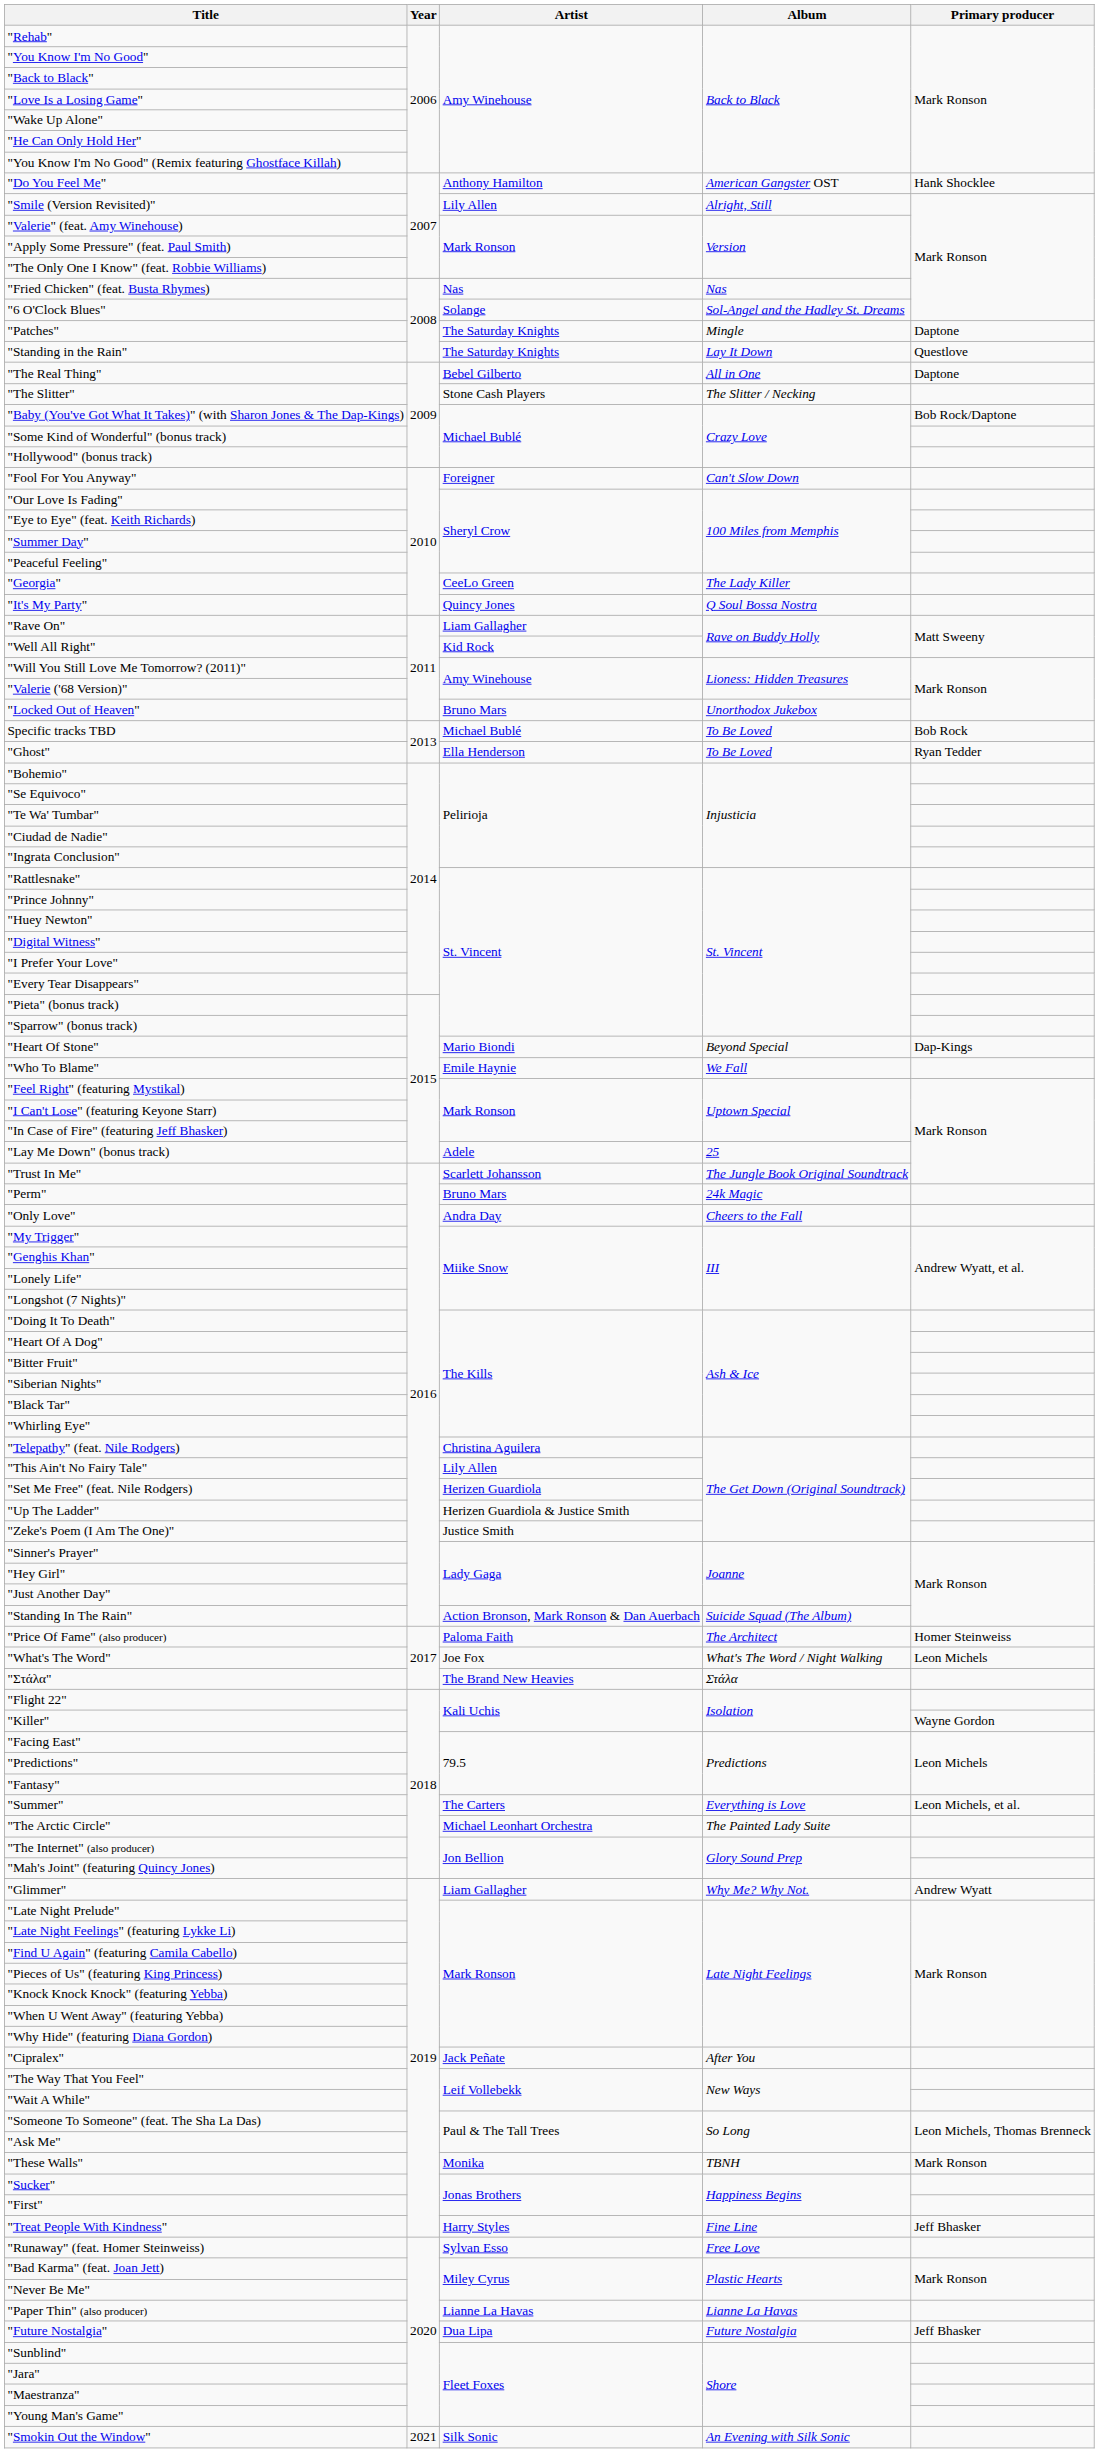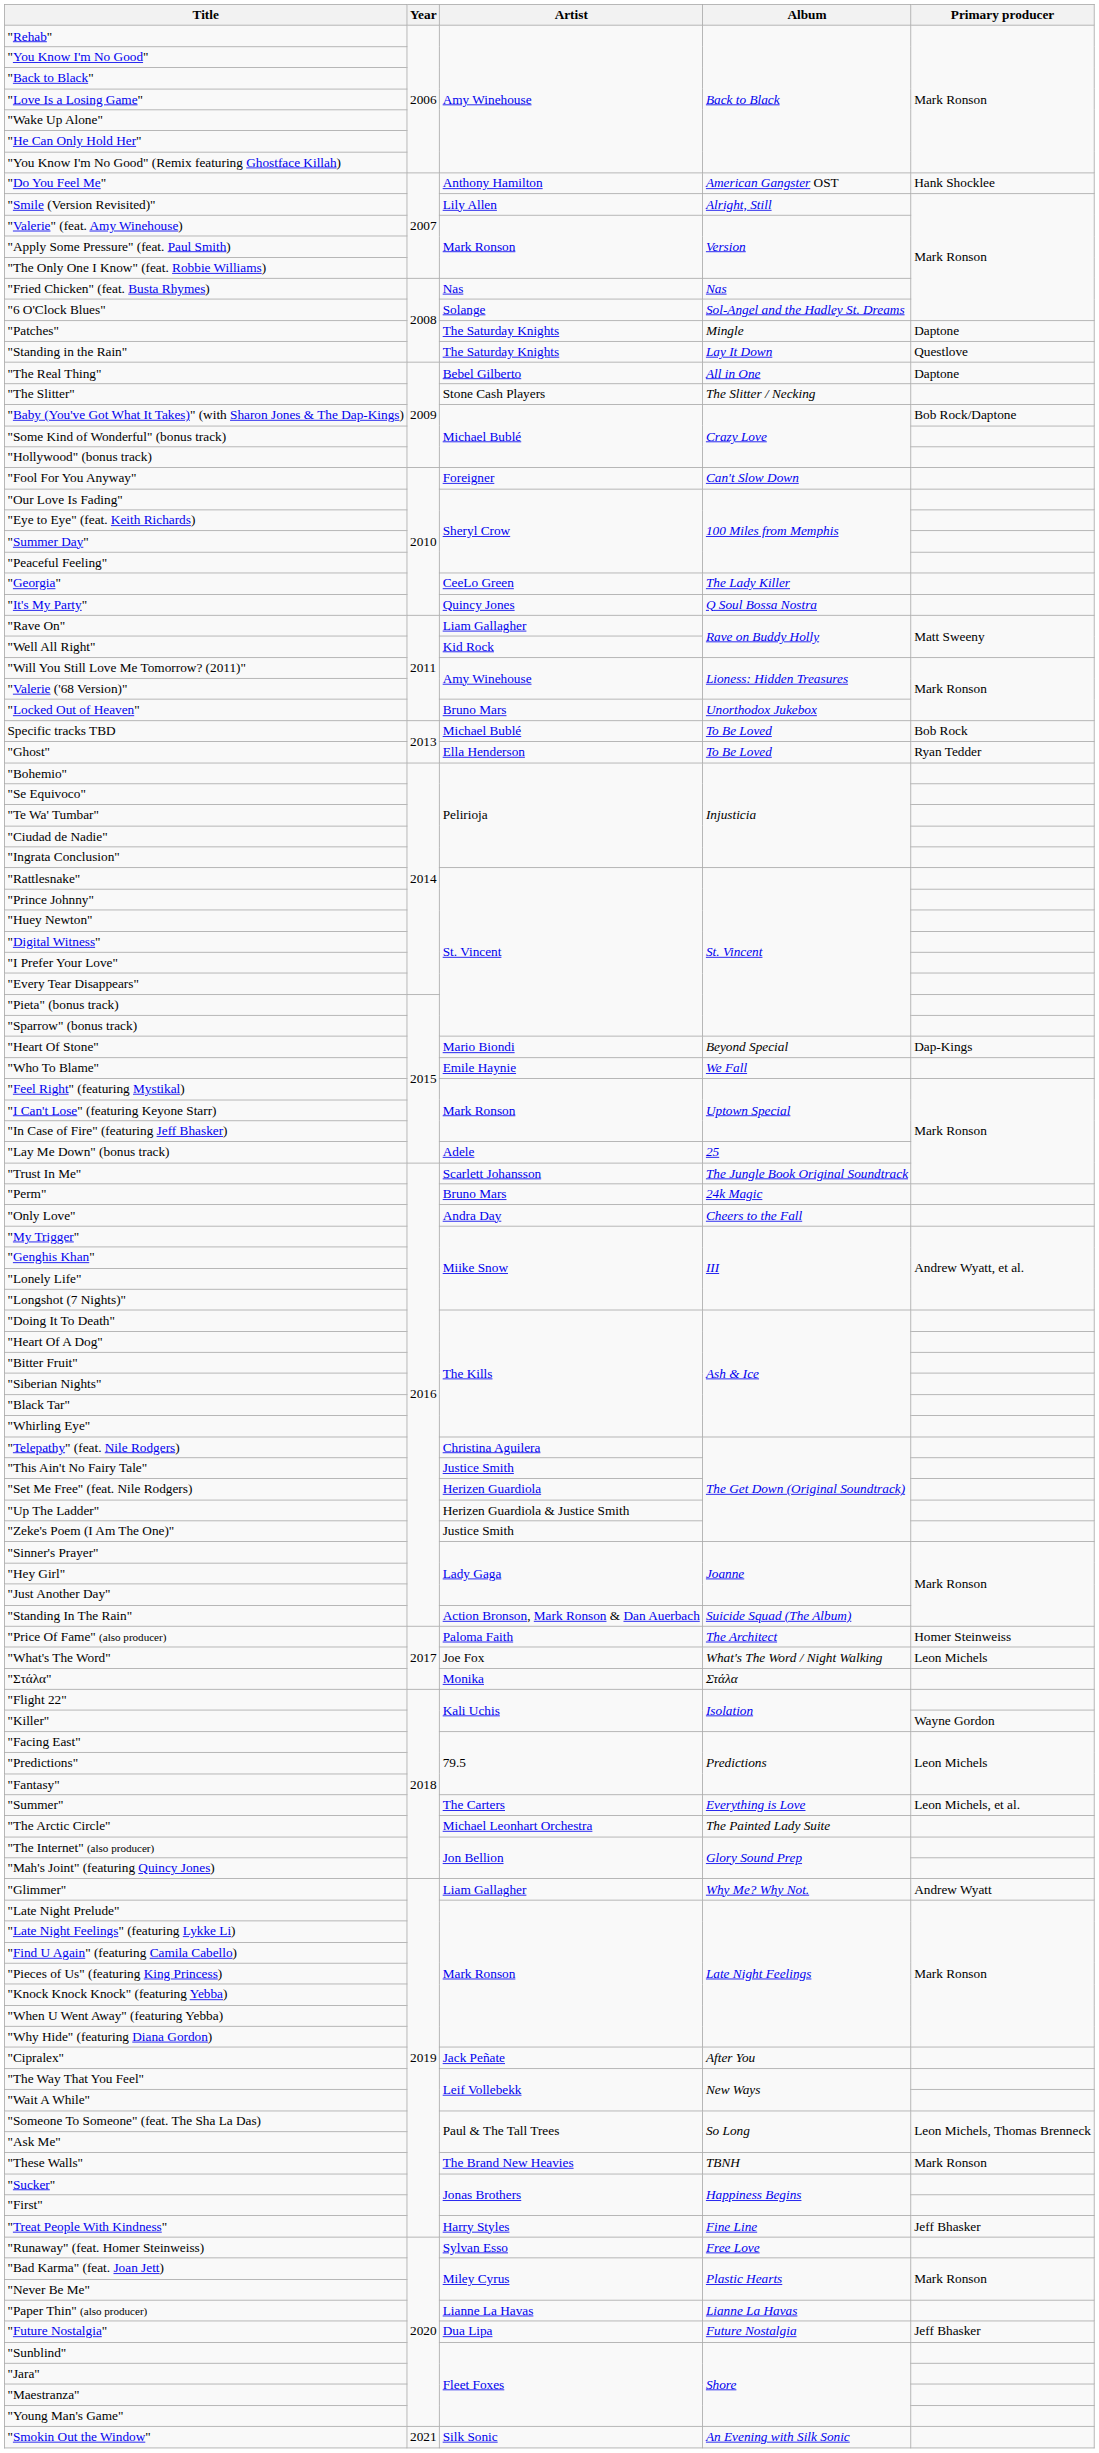(470, 1468) Lily Allen -> (478, 1468) Justice Smith
(508, 1678) The Brand New Heavies -> (463, 1678) Monika
(463, 2163) Monika -> (508, 2163) The Brand New Heavies
